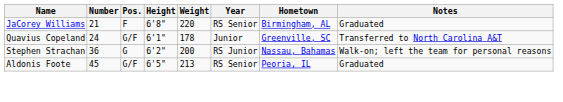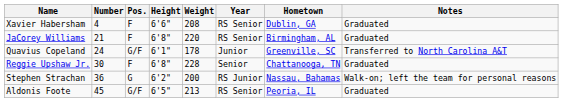+ row: (46, 24)
+ row: (48, 64)
